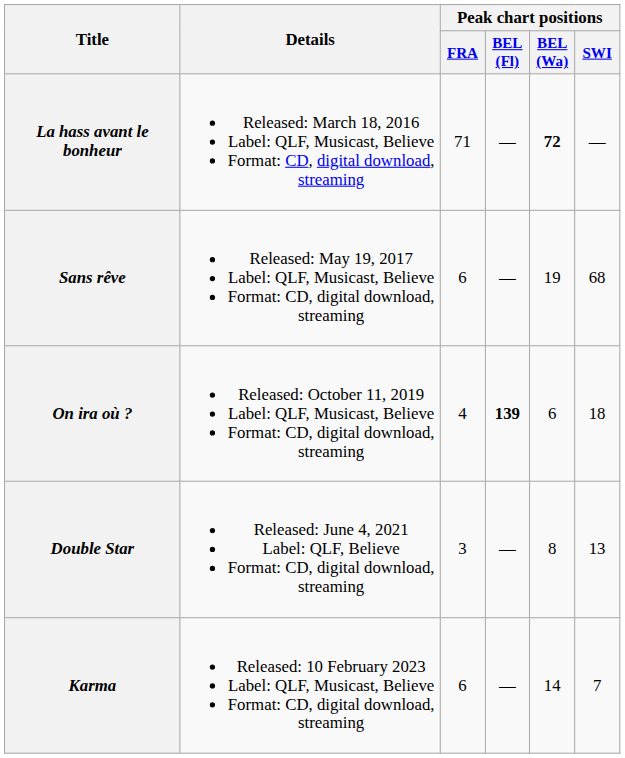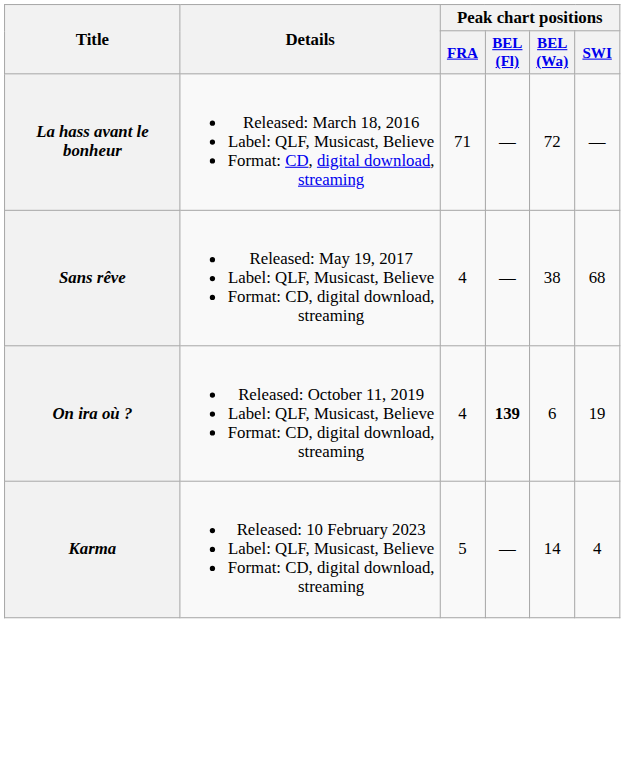(552, 141) bold -> (552, 141) normal
(462, 277) 6 -> (462, 277) 4
(552, 277) 19 -> (552, 277) 38
(597, 413) 18 -> (597, 413) 19
- row: (92, 549)
(462, 685) 6 -> (462, 549) 5
(597, 685) 7 -> (597, 549) 4
